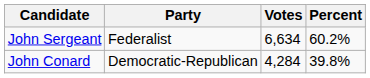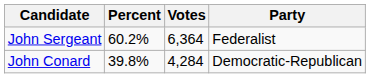columns swapped: (183, 15) <-> (336, 15)
(282, 38) 6,634 -> (186, 38) 6,364
